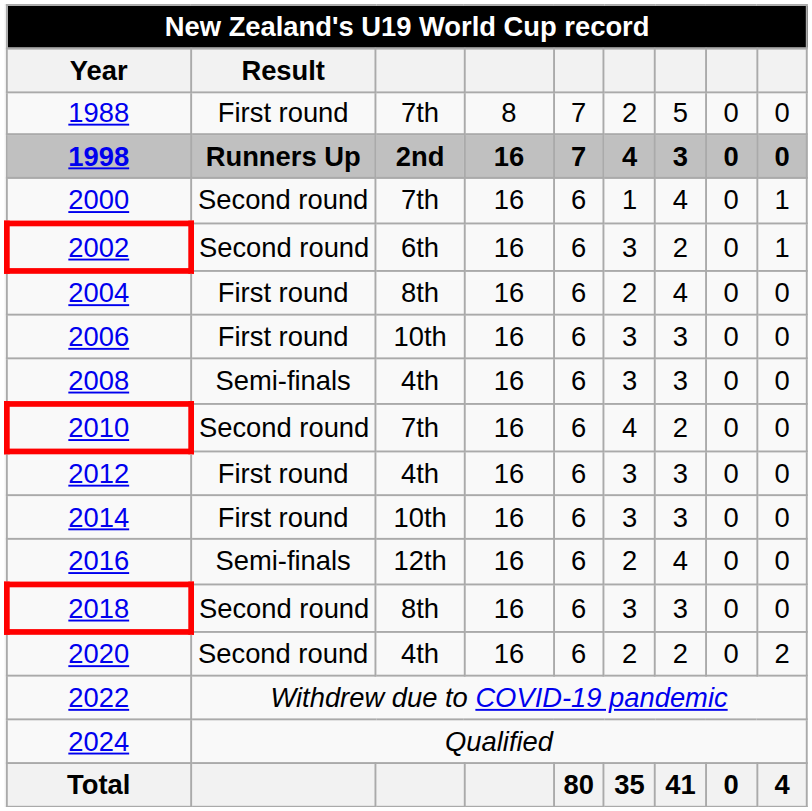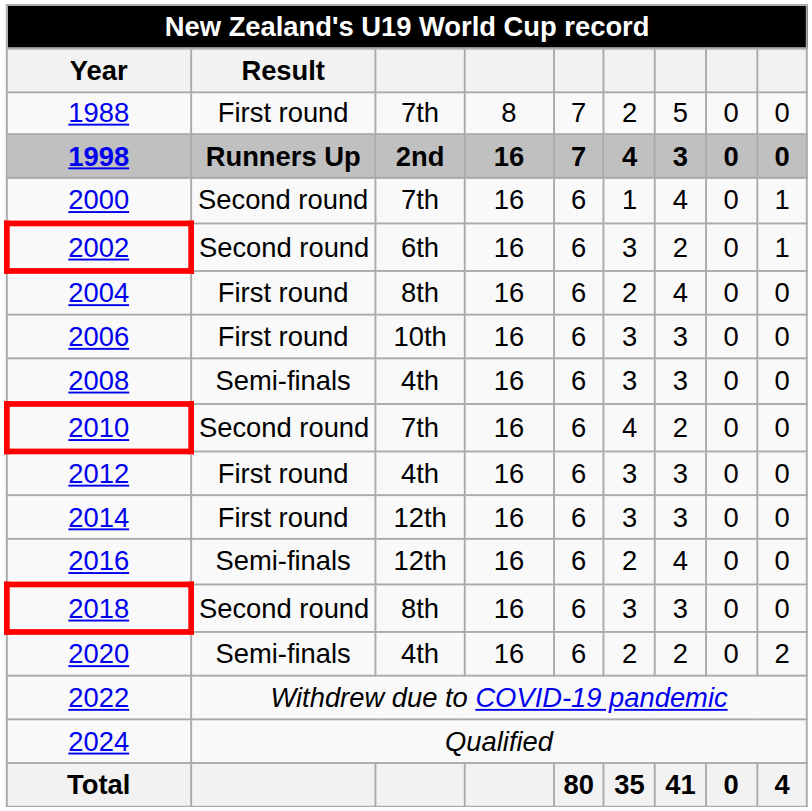(420, 518) 10th -> (420, 518) 12th
(283, 654) Second round -> (283, 654) Semi-finals
